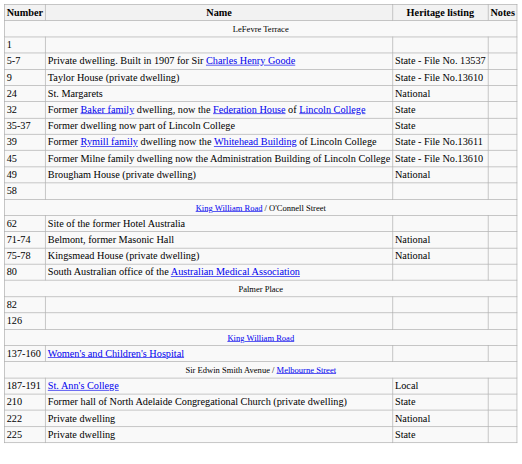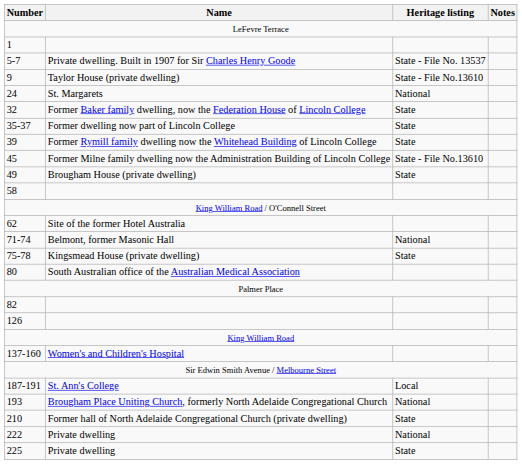(439, 142) State - File No.13611 -> (405, 142) State
(413, 175) National -> (405, 175) State
(413, 256) National -> (405, 256) State
+ row: (14, 402)
